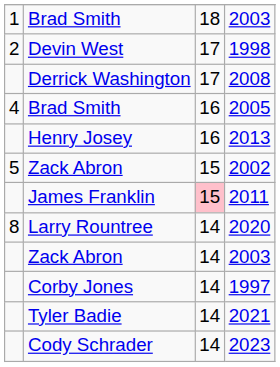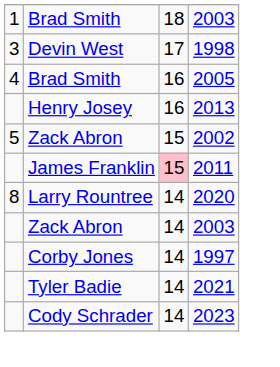(14, 49) 2 -> (14, 49) 3
- row: (109, 78)
